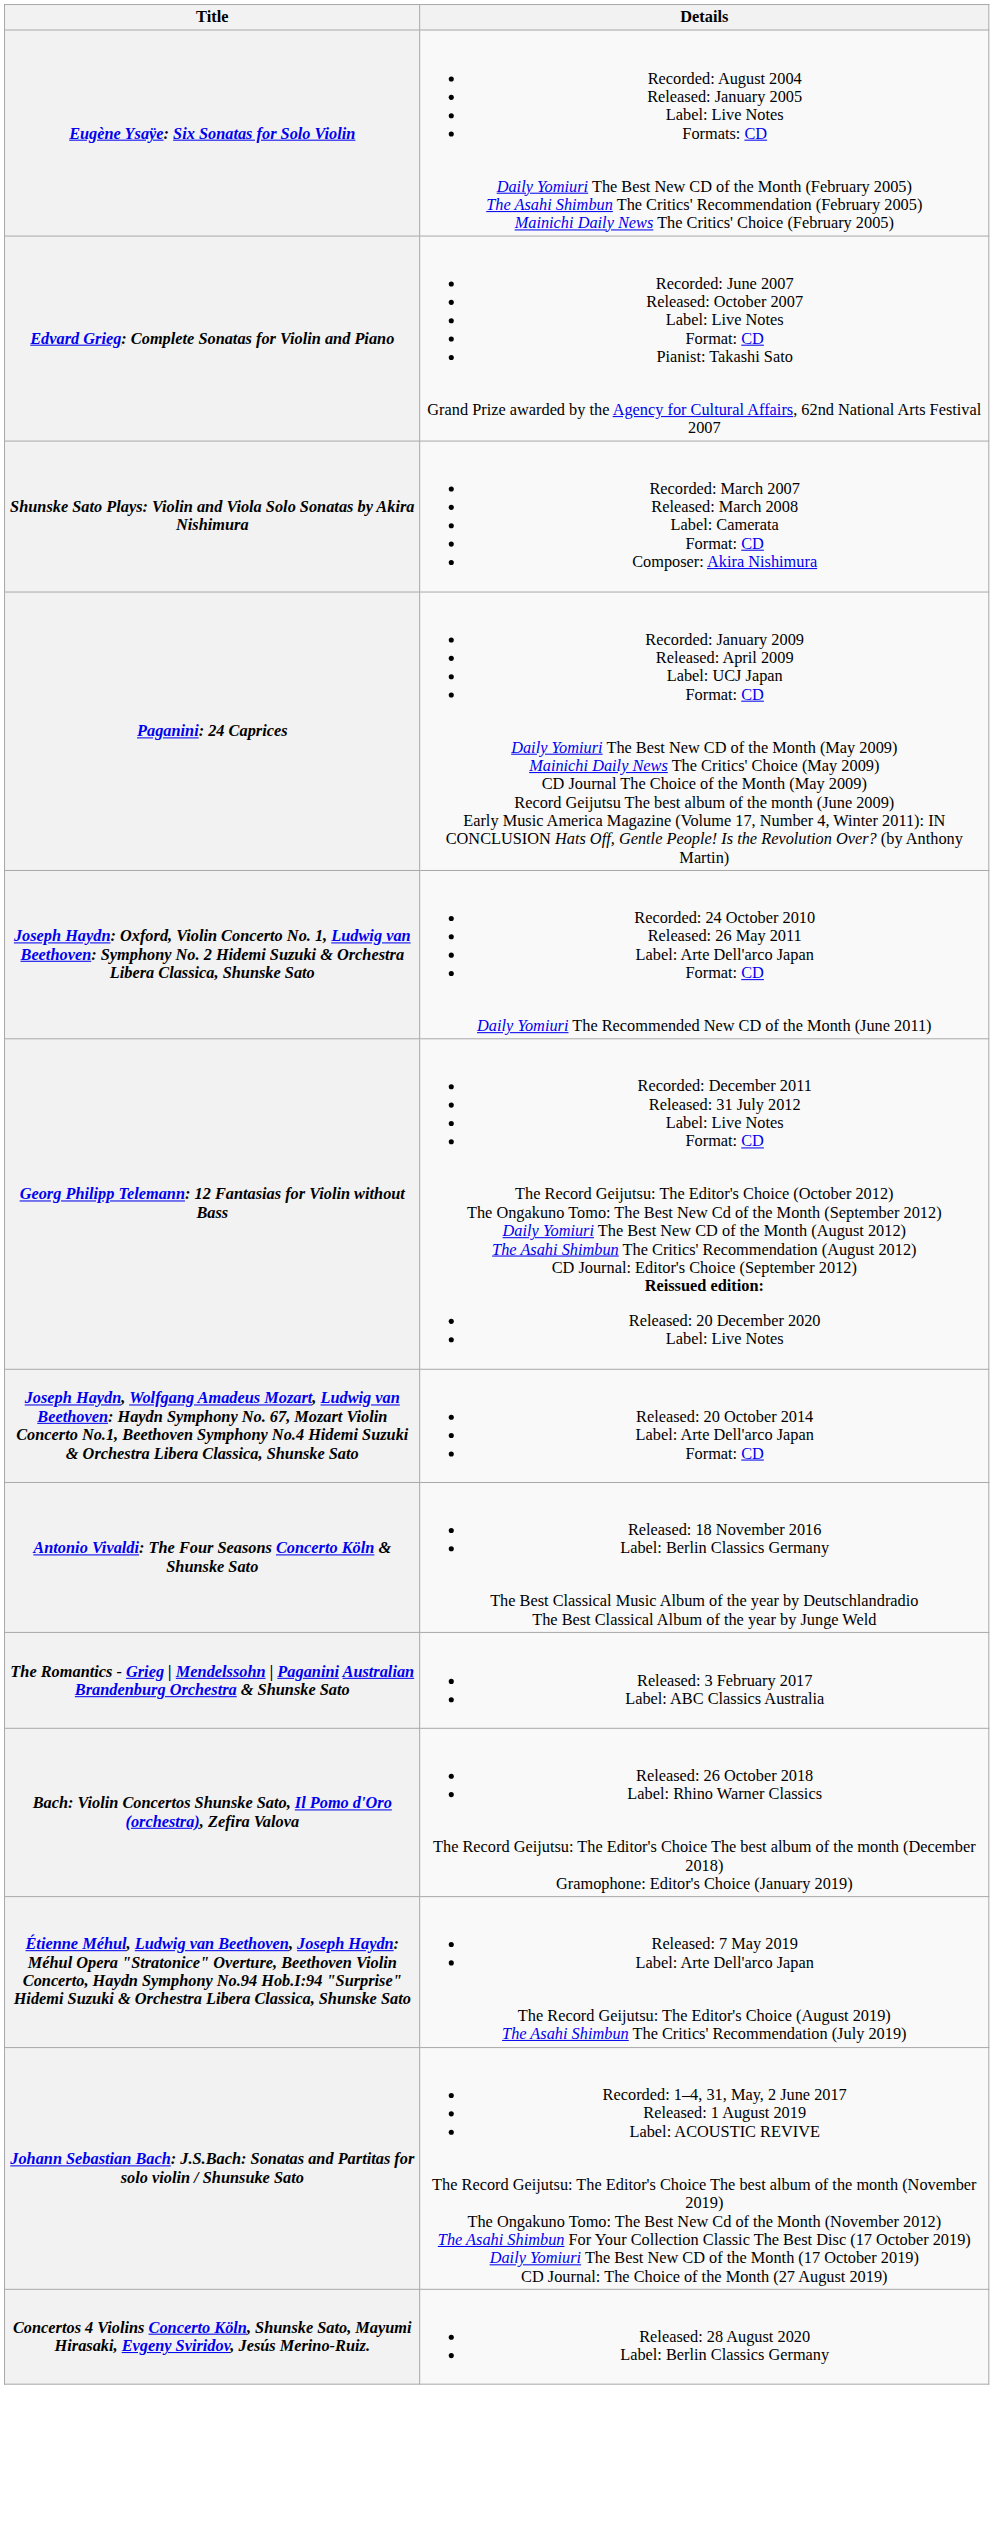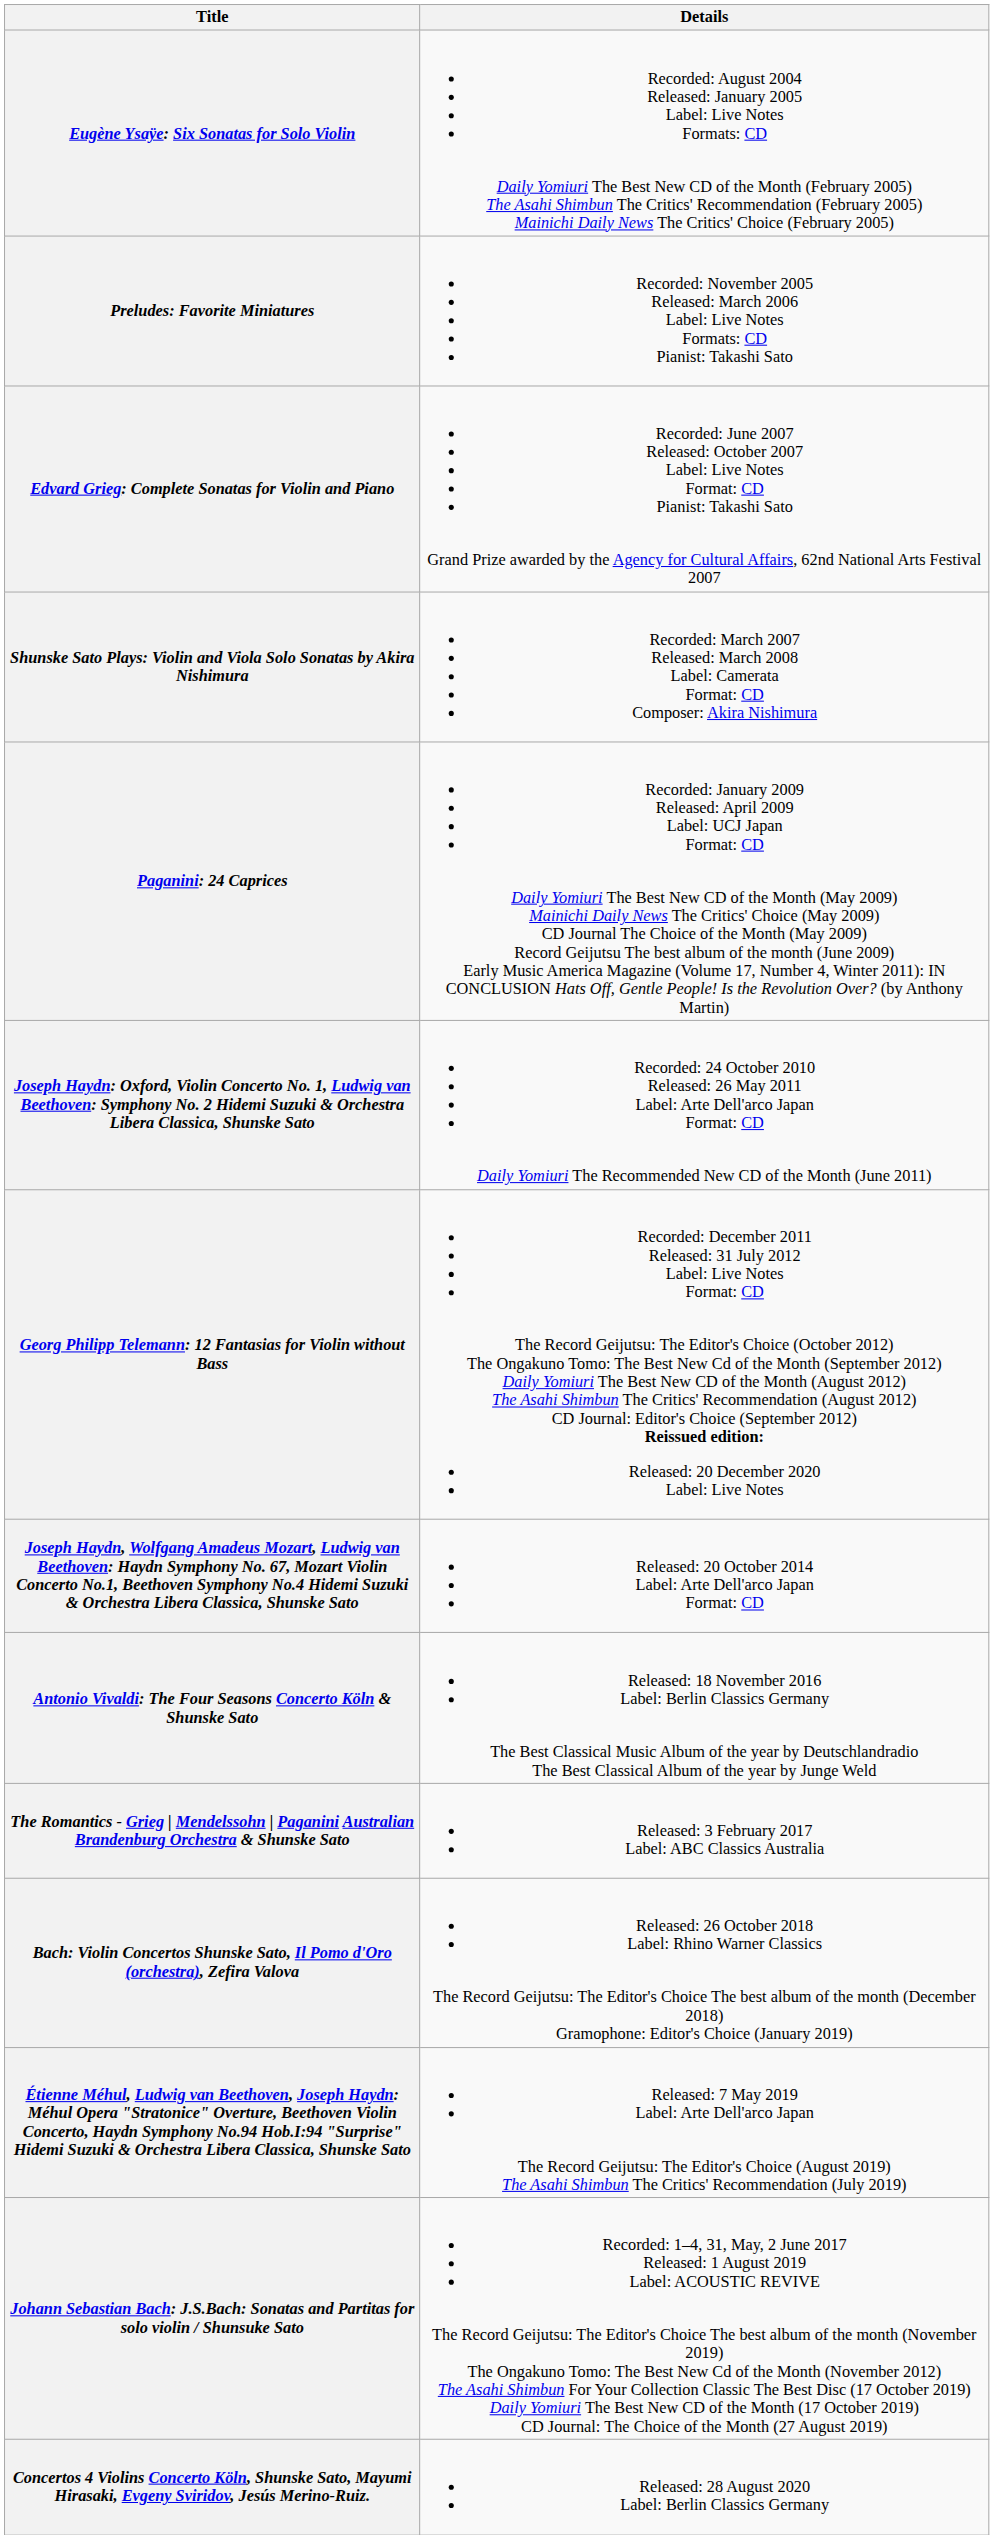+ row: (212, 310)
